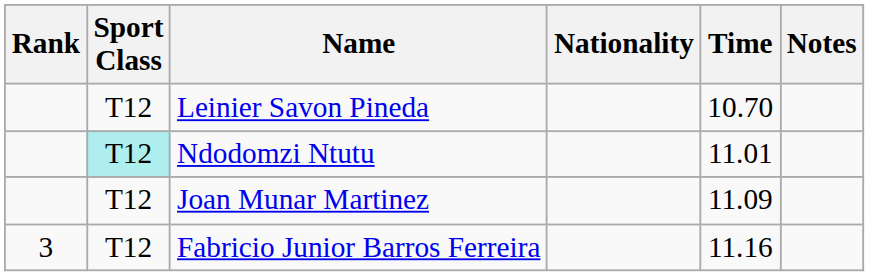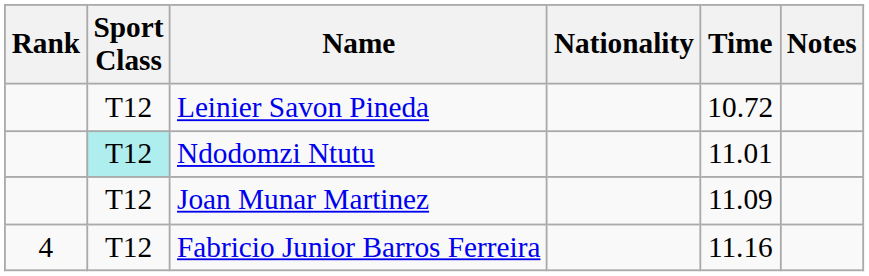(740, 107) 10.70 -> (740, 107) 10.72
(46, 246) 3 -> (46, 246) 4
